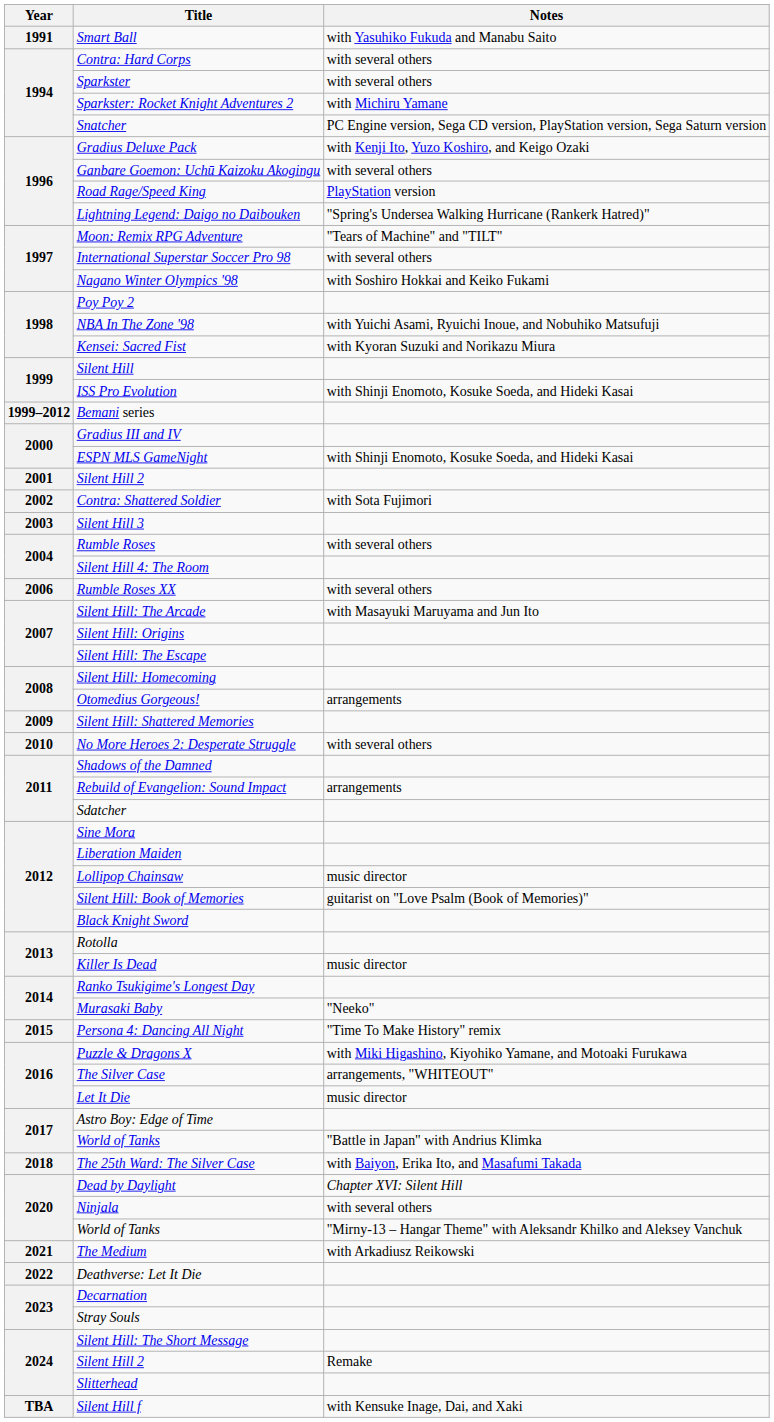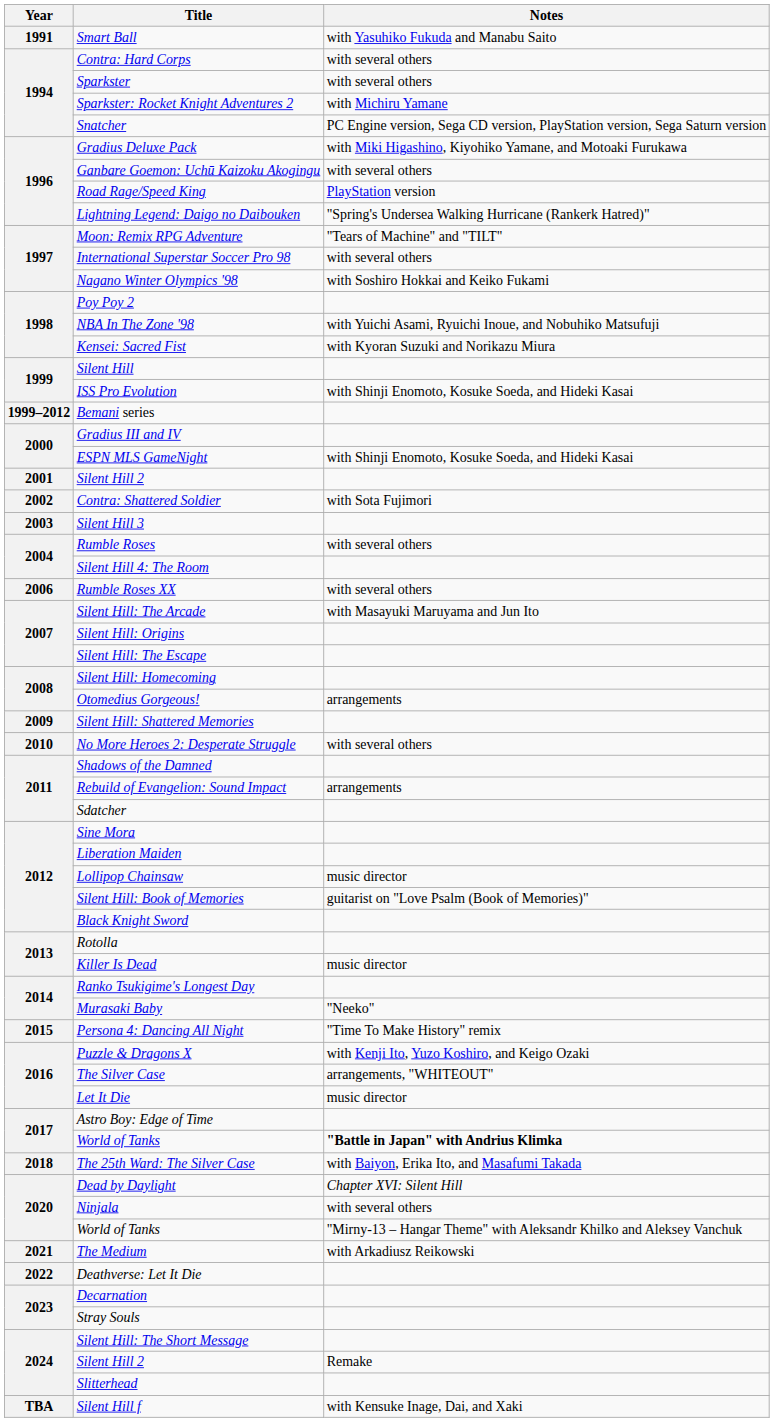(458, 147) with Kenji Ito, Yuzo Koshiro, and Keigo Ozaki -> (507, 147) with Miki Higashino, Kiyohiko Yamane, and Motoaki Furukawa
(507, 1053) with Miki Higashino, Kiyohiko Yamane, and Motoaki Furukawa -> (458, 1053) with Kenji Ito, Yuzo Koshiro, and Keigo Ozaki
(434, 1141) normal -> (444, 1141) bold
